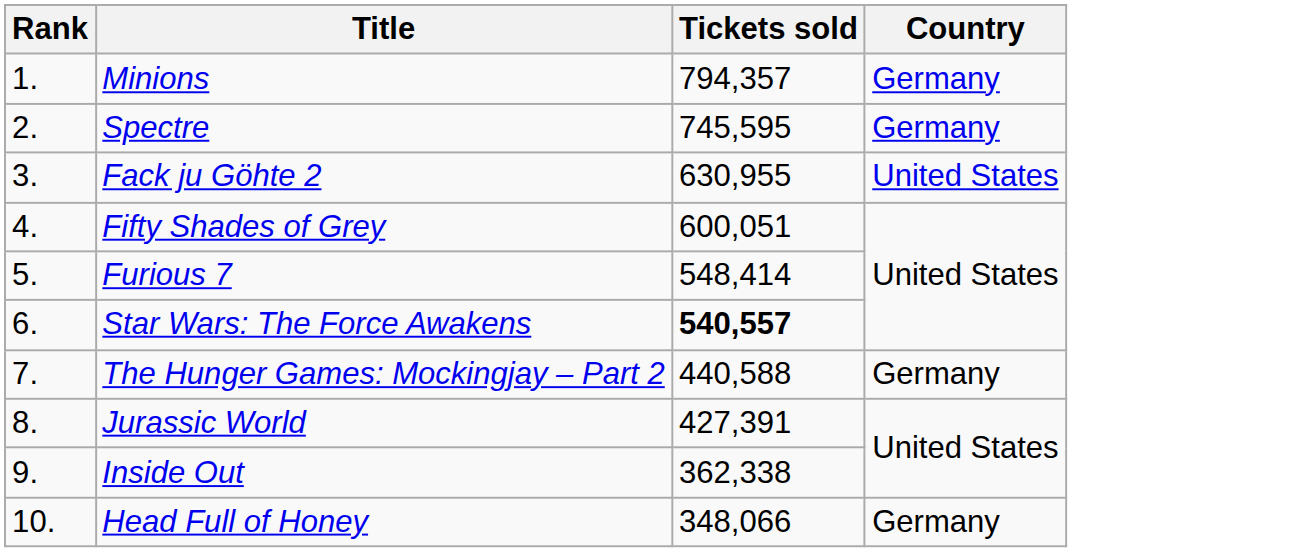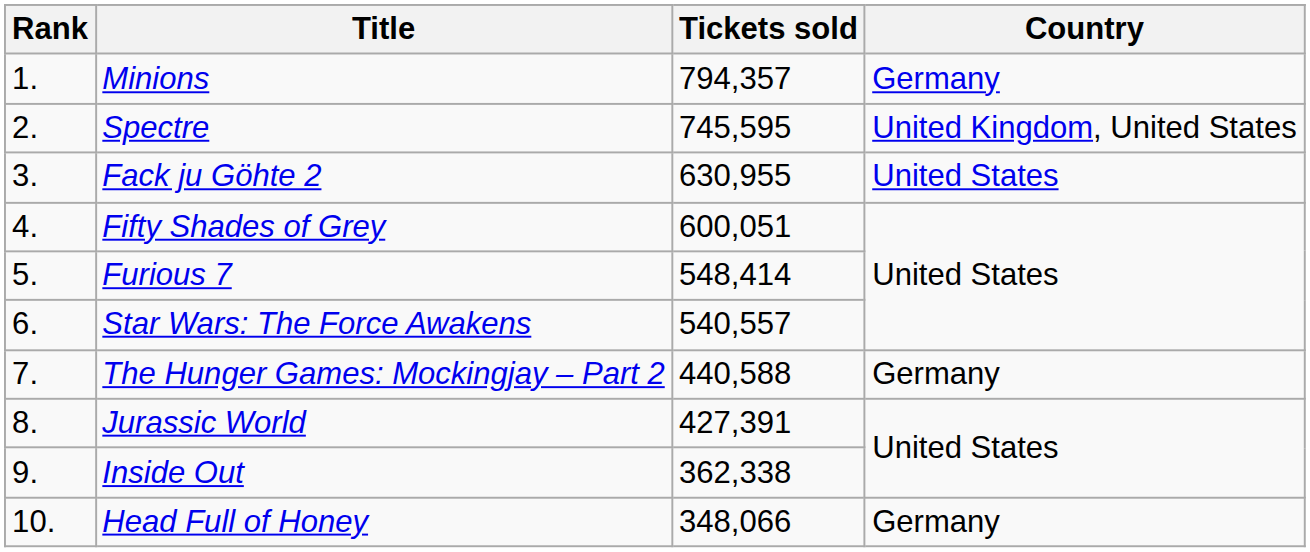(936, 127) Germany -> (1084, 127) United Kingdom, United States
(735, 324) bold -> (735, 324) normal
